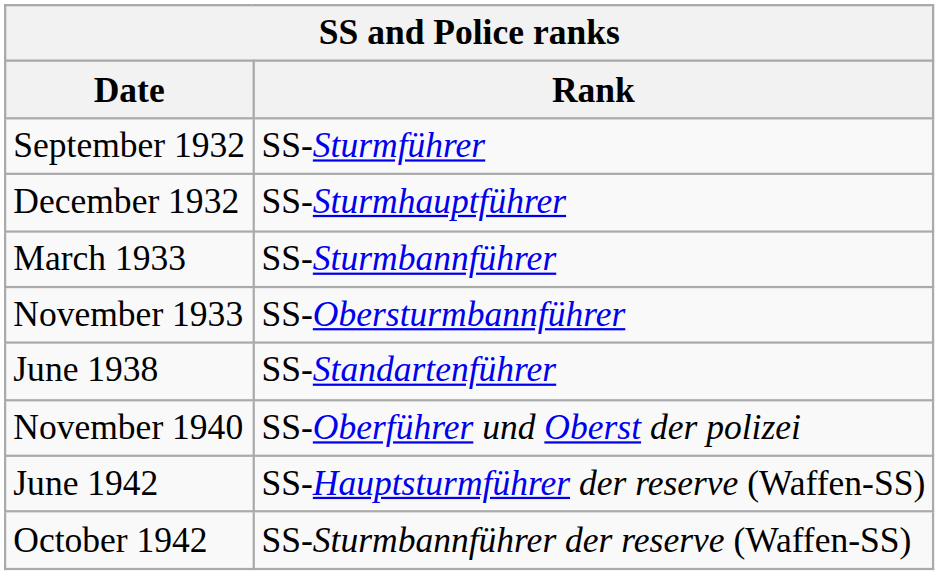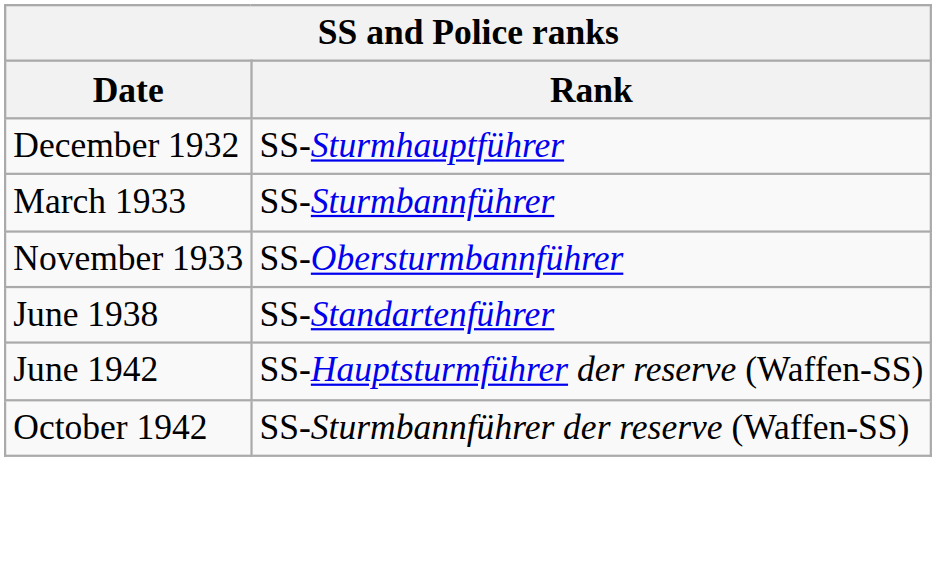- row: (129, 145)
- row: (128, 426)
